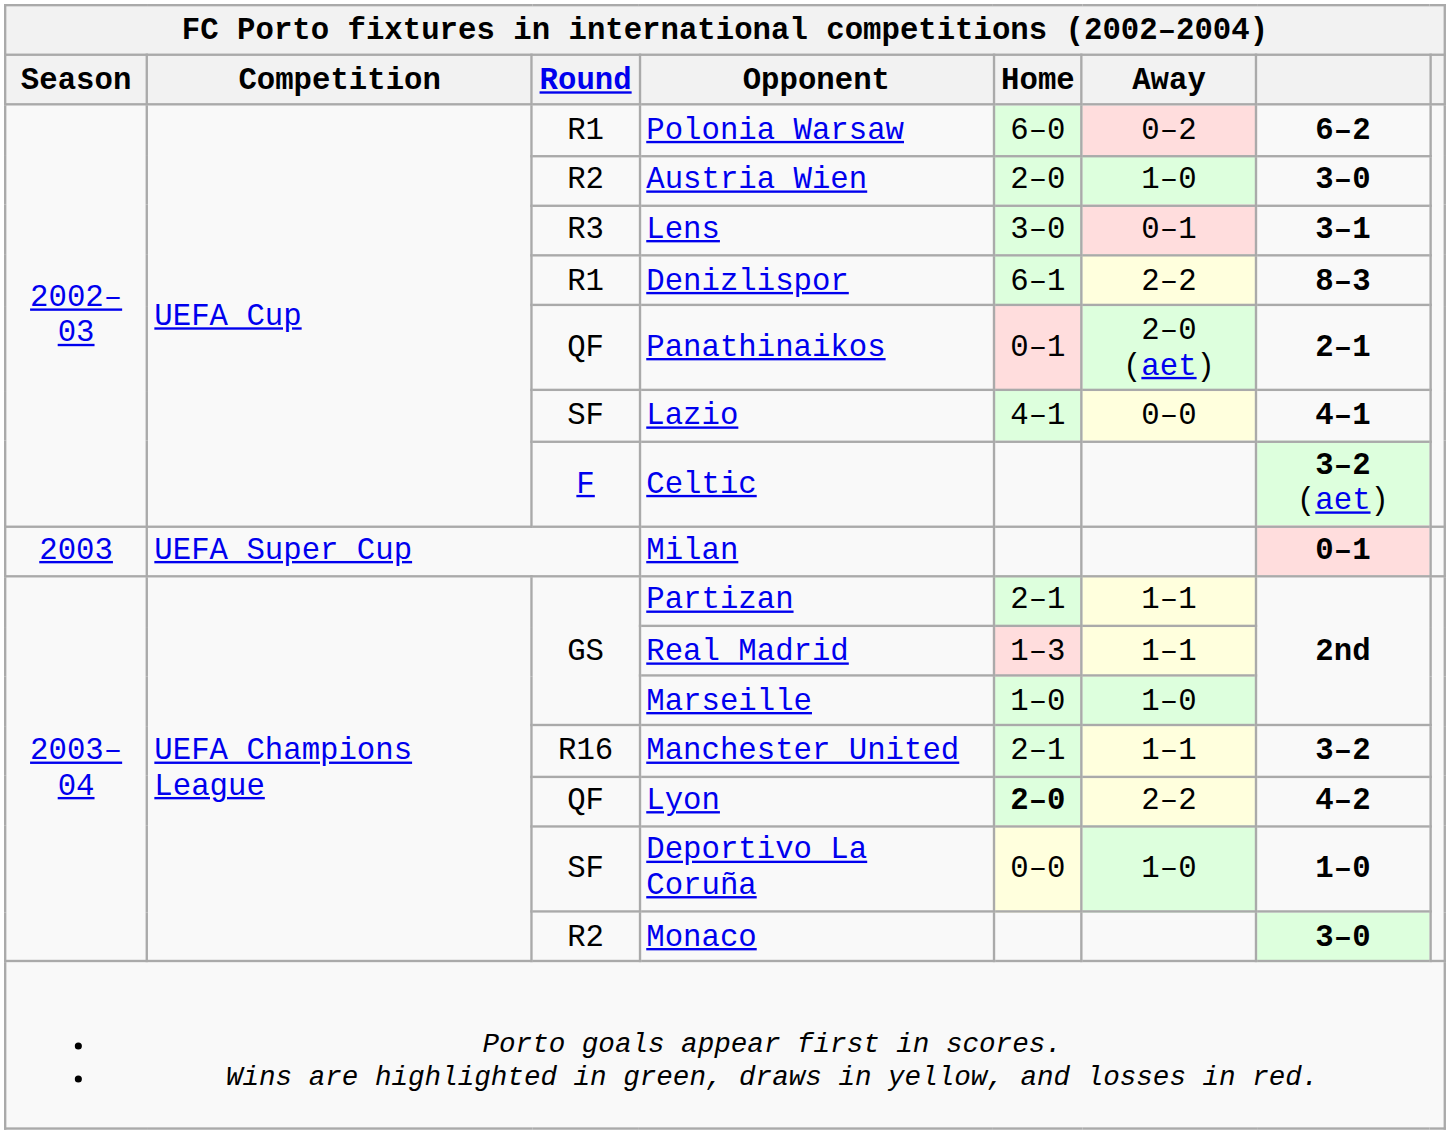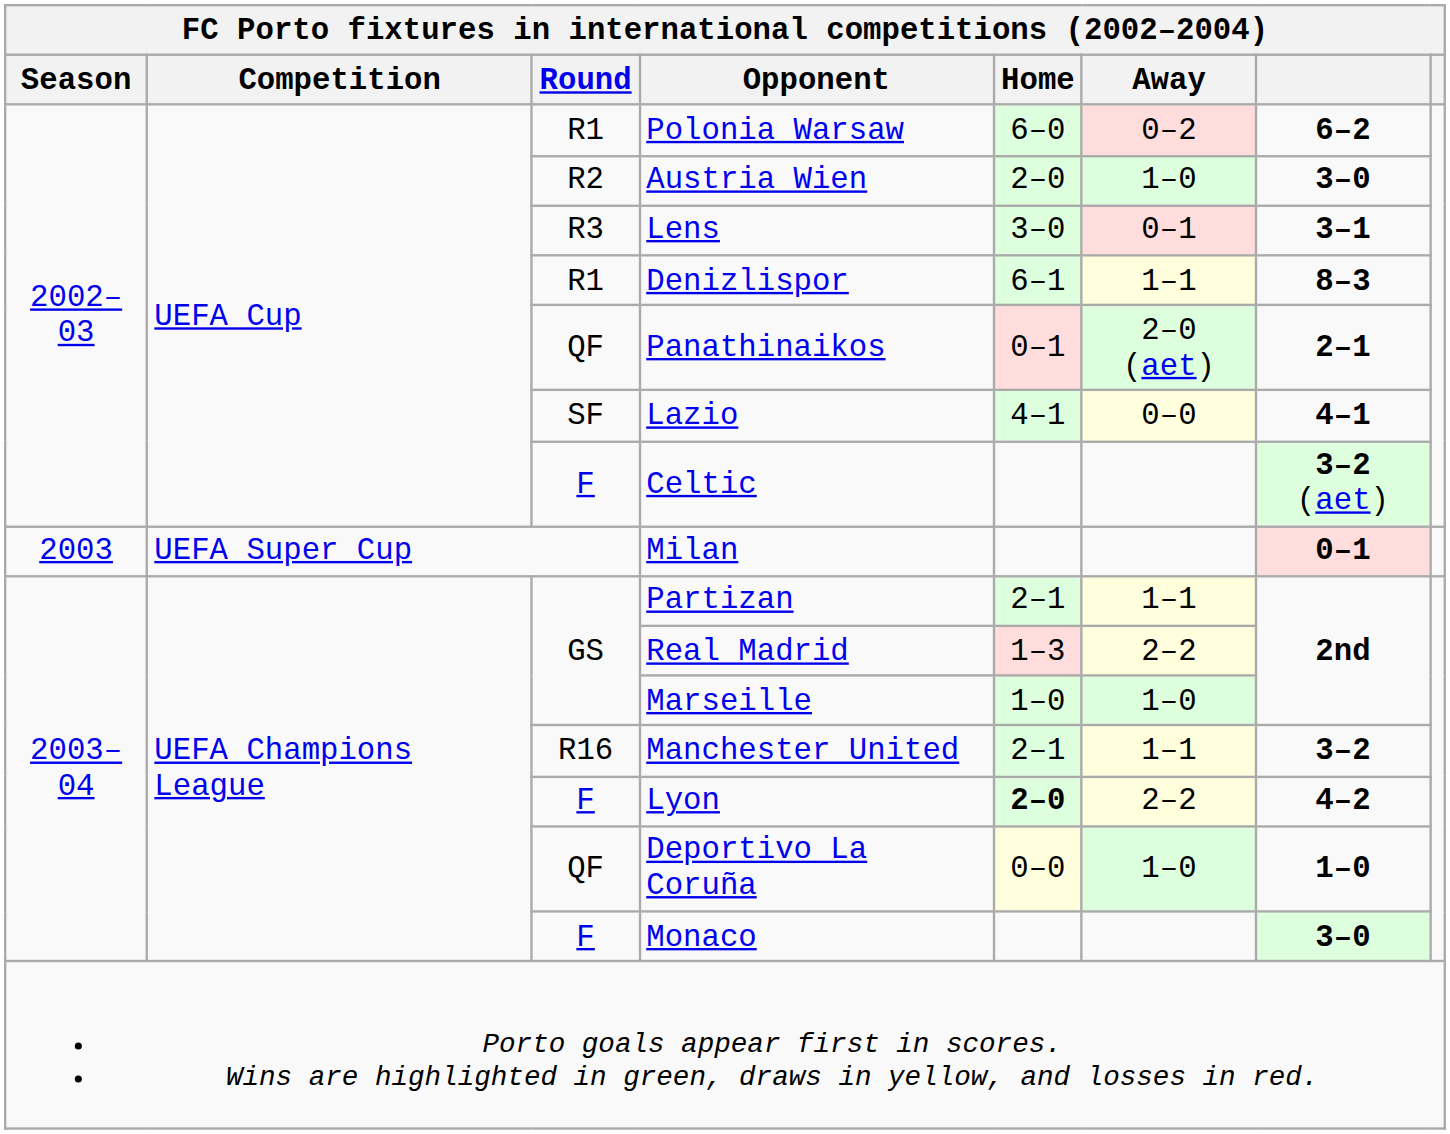(1169, 280) 2–2 -> (1169, 280) 1–1
(1169, 651) 1–1 -> (1169, 651) 2–2
(586, 801) QF -> (586, 801) F
(586, 869) SF -> (586, 869) QF
(586, 936) R2 -> (586, 936) F
